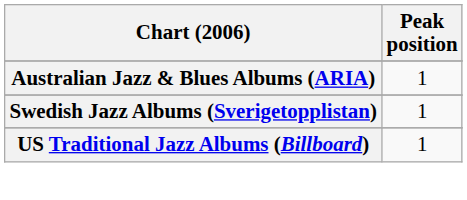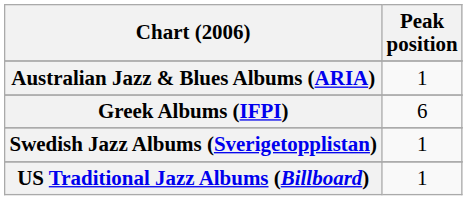+ row: (193, 111)
